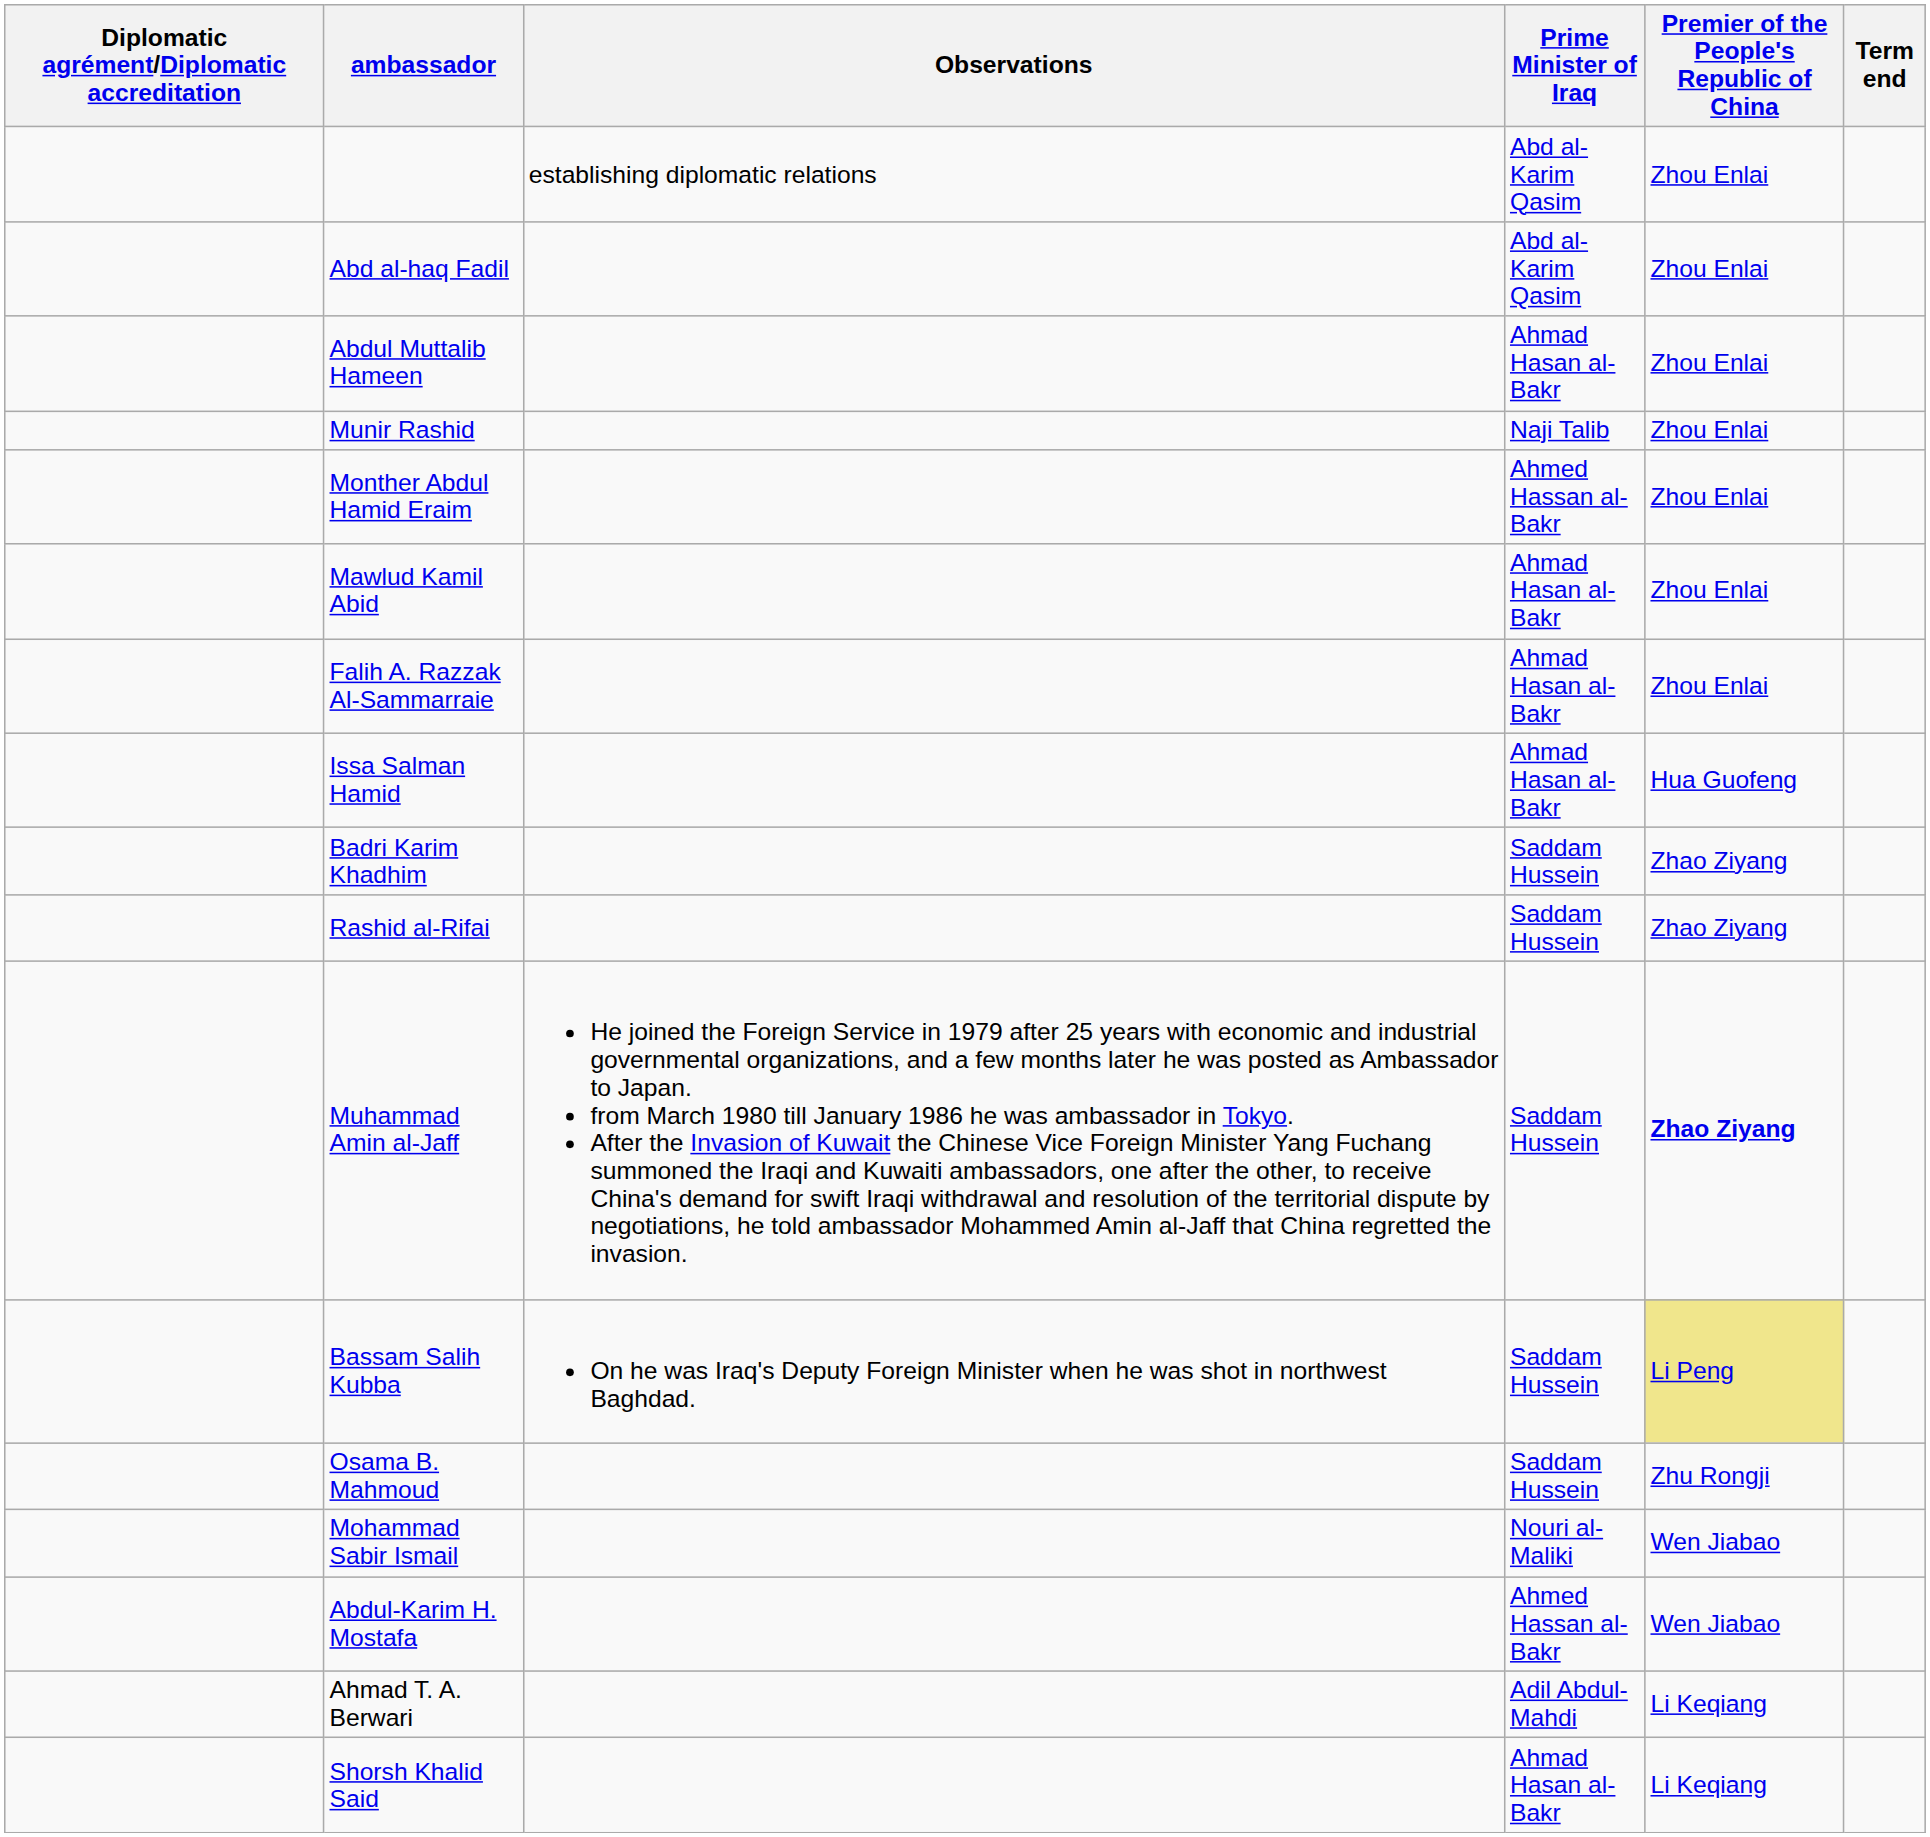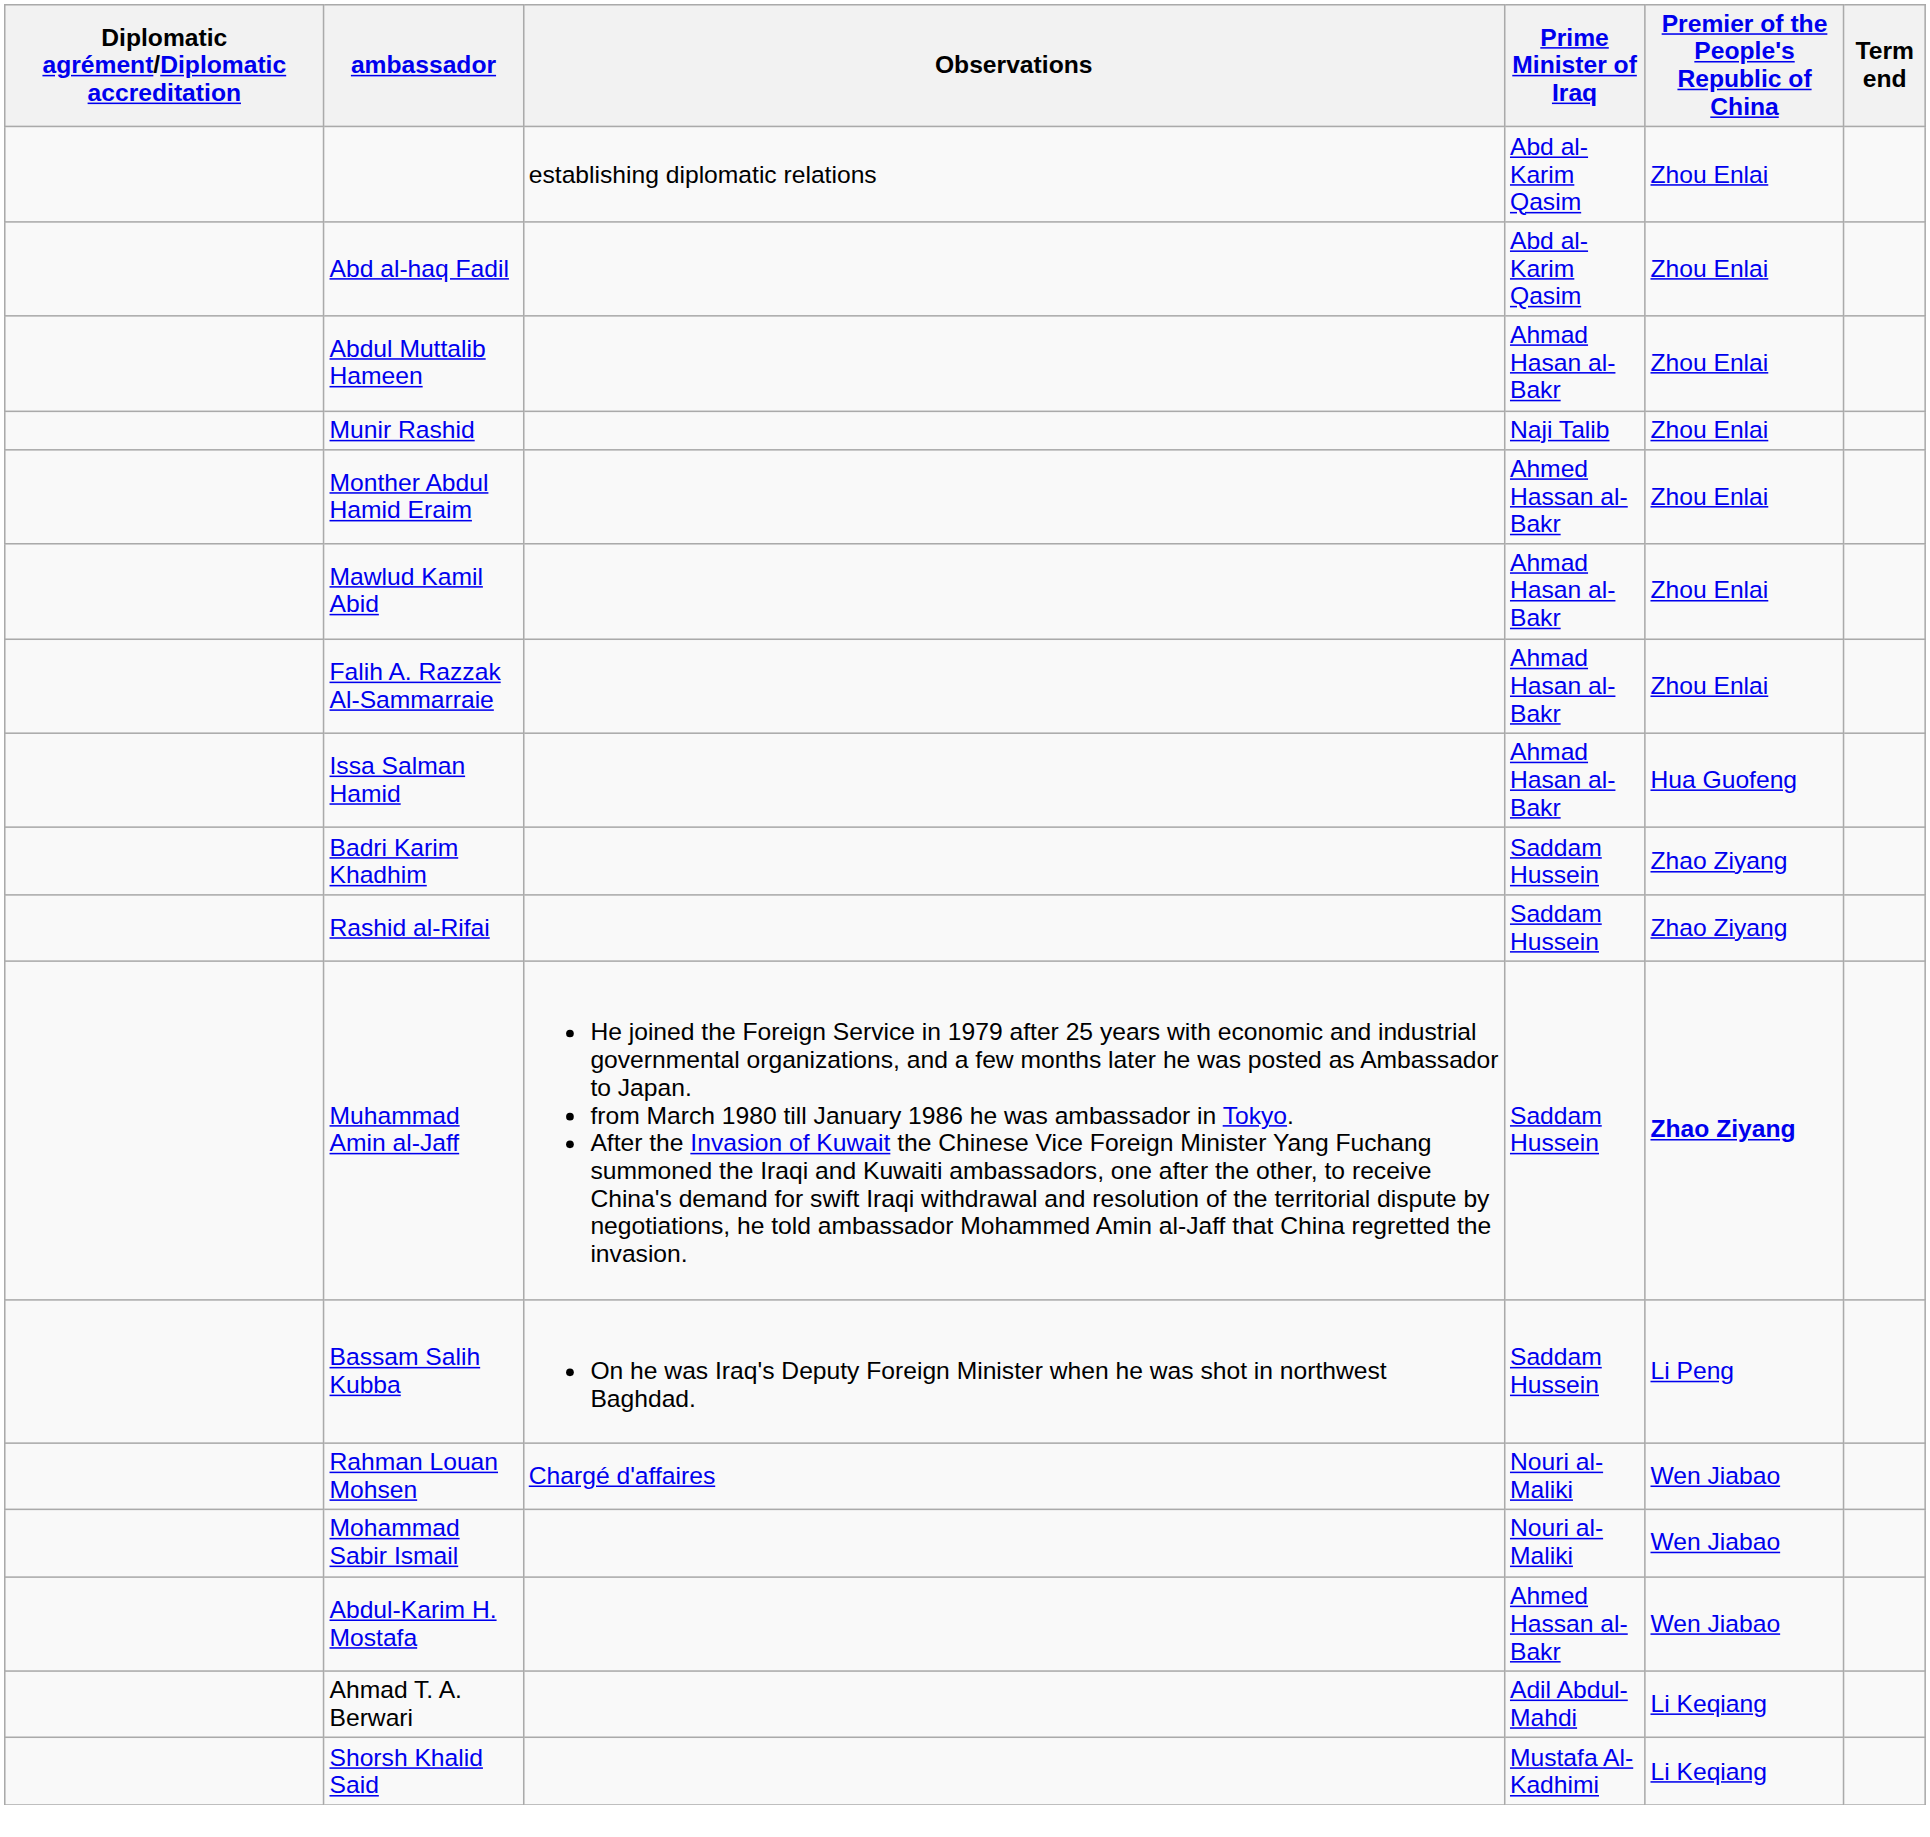(1692, 1370) khaki background -> (1692, 1370) no background
- row: (384, 1476)
+ row: (414, 1476)
(1563, 1784) Ahmad Hasan al-Bakr -> (1572, 1770) Mustafa Al-Kadhimi
